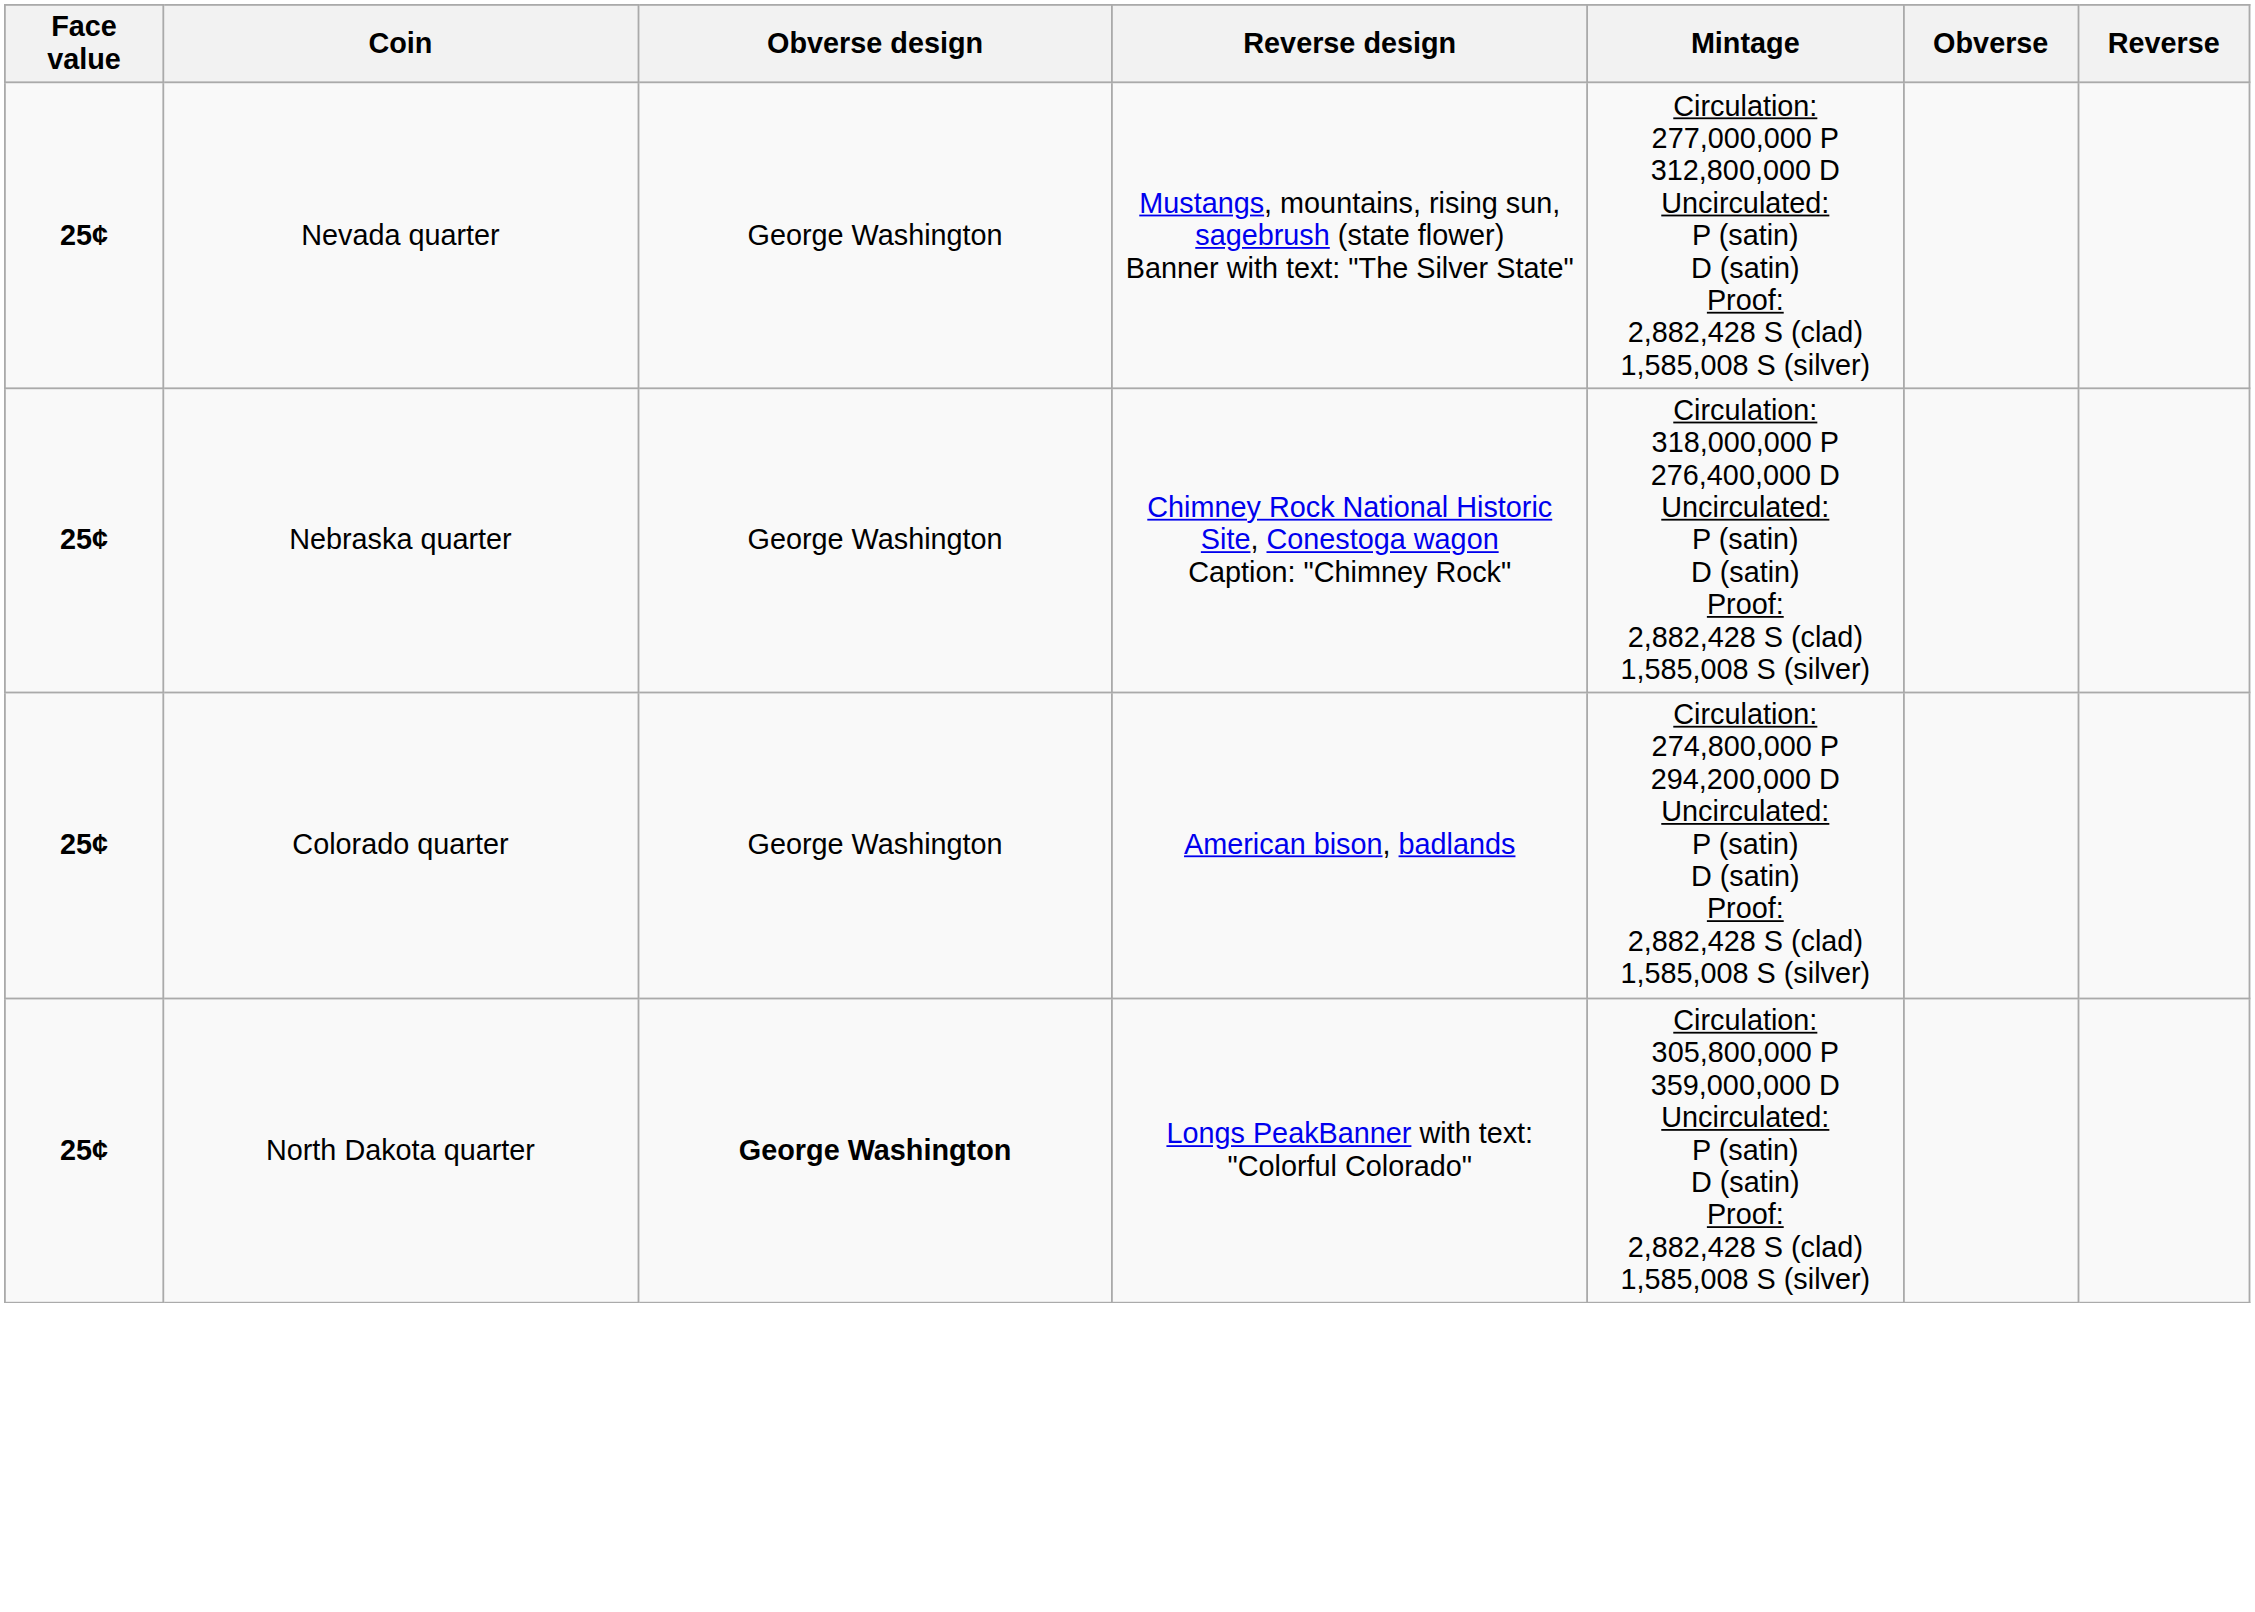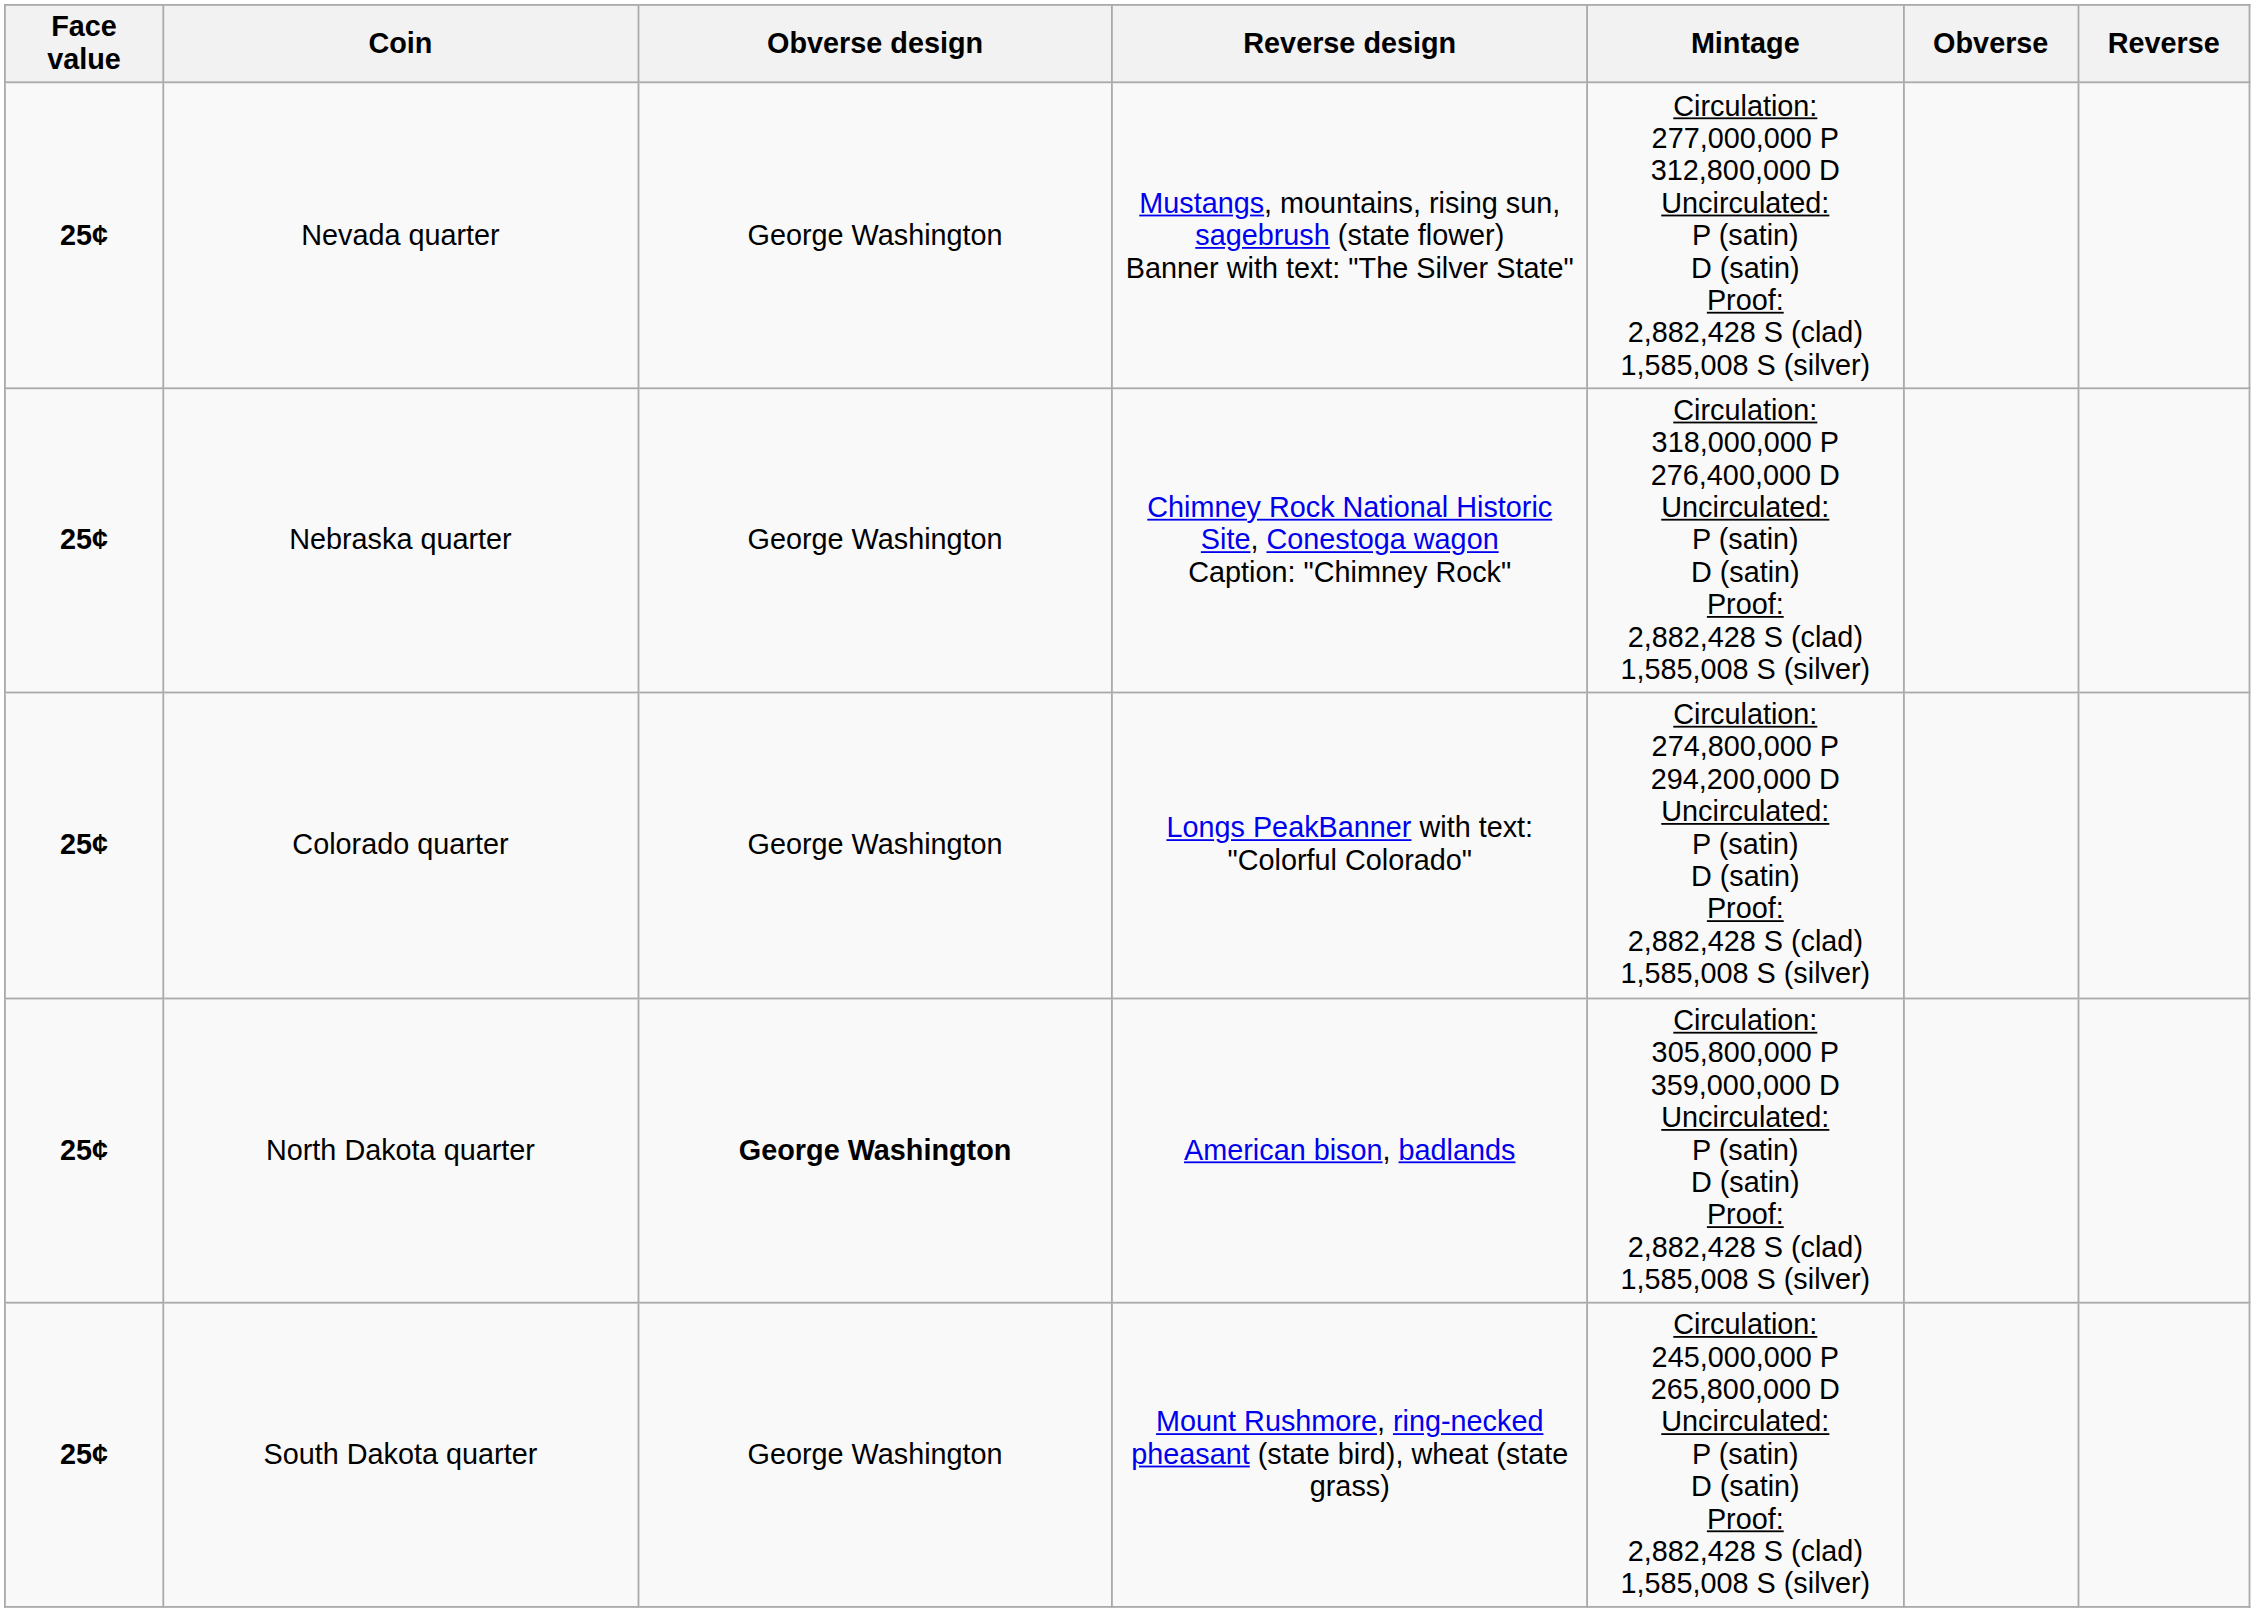(1350, 844) American bison, badlands -> (1350, 844) Longs PeakBanner with text: "Colorful Colorado"
(1350, 1149) Longs PeakBanner with text: "Colorful Colorado" -> (1350, 1149) American bison, badlands
+ row: (400, 1454)
